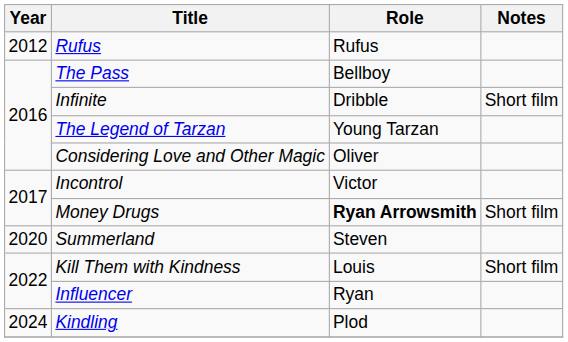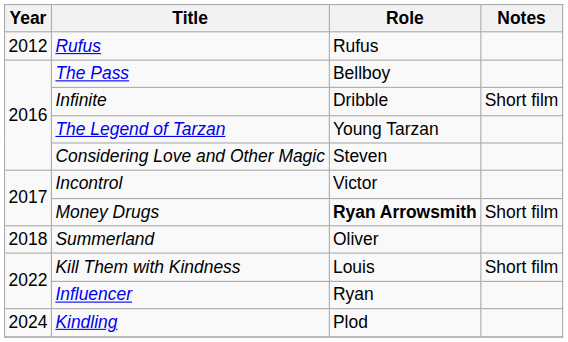(356, 156) Oliver -> (360, 156) Steven
(28, 239) 2020 -> (28, 239) 2018
(360, 239) Steven -> (356, 239) Oliver
